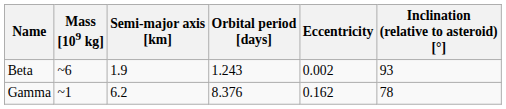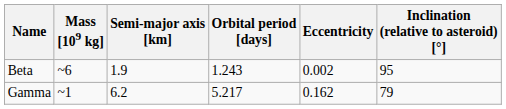(387, 71) 93 -> (387, 71) 95
(227, 93) 8.376 -> (227, 93) 5.217
(387, 93) 78 -> (387, 93) 79
